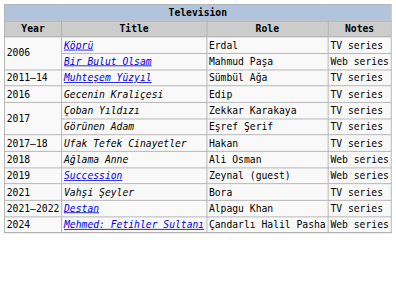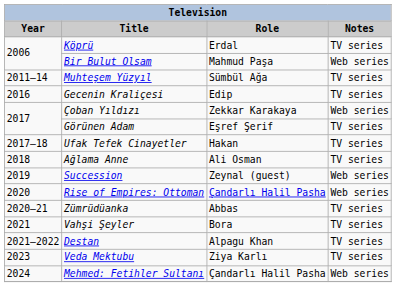(357, 110) TV series -> (360, 110) Web series
(360, 159) Web series -> (357, 159) TV series
+ row: (134, 192)
+ row: (96, 208)
+ row: (99, 257)
